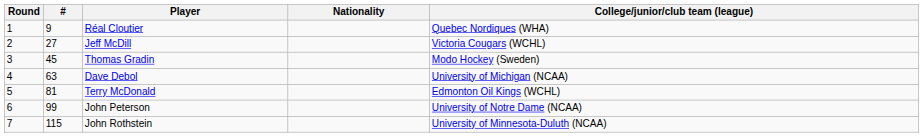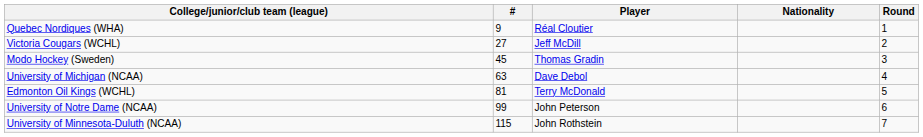columns swapped: (24, 12) <-> (674, 12)
